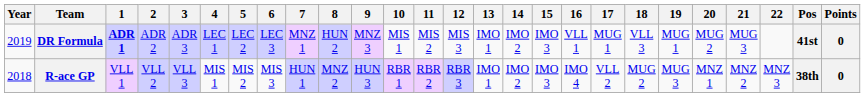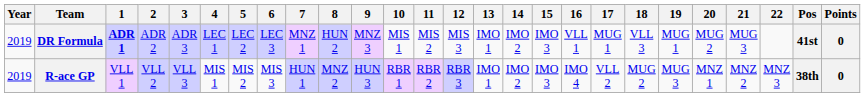(19, 75) 2018 -> (19, 75) 2019
